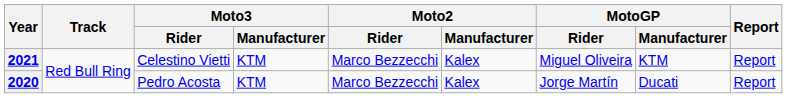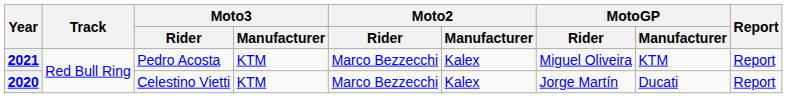(184, 60) Celestino Vietti -> (179, 60) Pedro Acosta
(179, 82) Pedro Acosta -> (184, 82) Celestino Vietti
